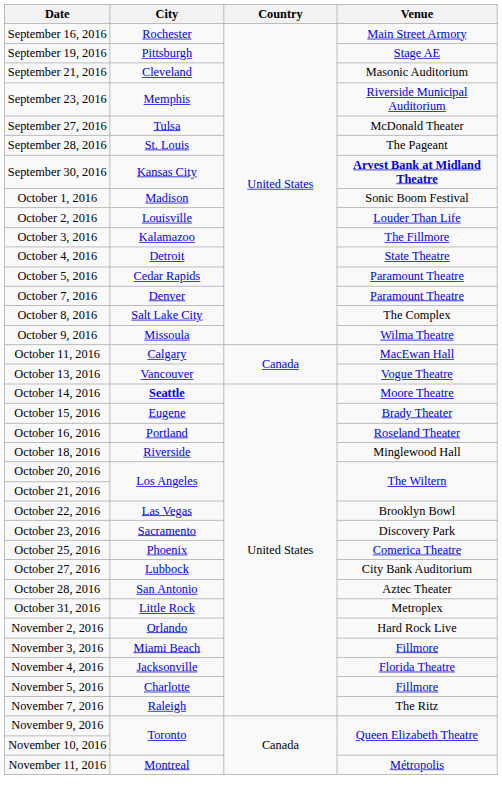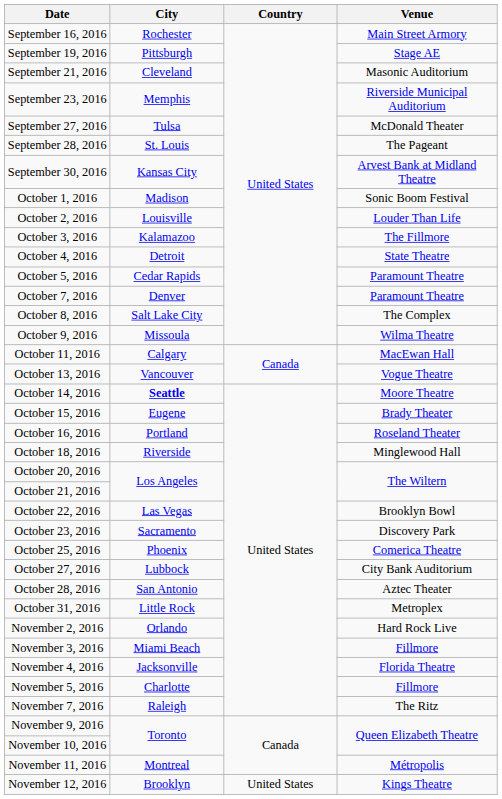(417, 171) bold -> (417, 171) normal
+ row: (57, 784)
